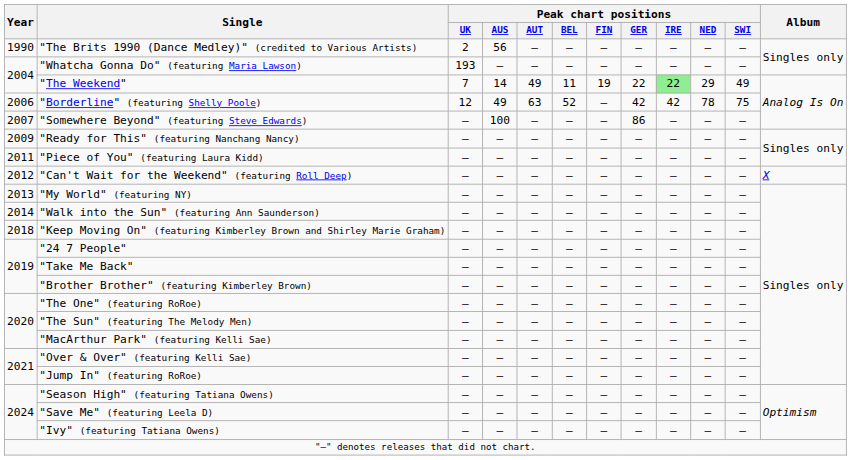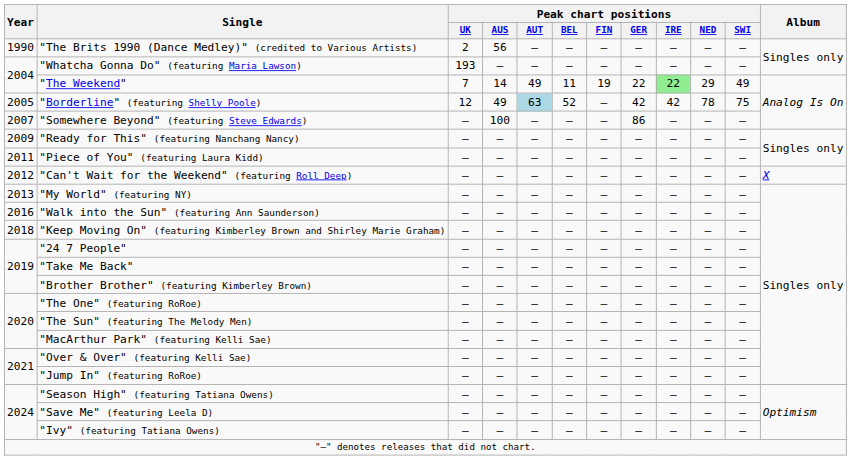(21, 102) 2006 -> (21, 102) 2005
(535, 102) no background -> (535, 102) lightblue background
(21, 212) 2014 -> (21, 212) 2016
